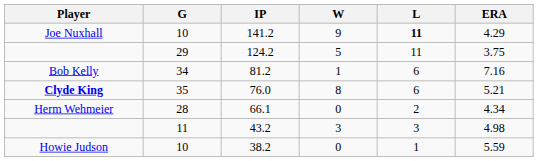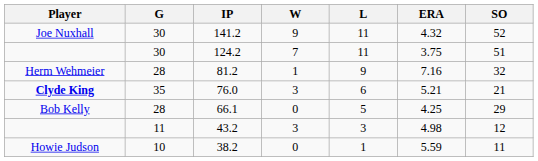+ column: (499, 14)
(182, 33) 10 -> (159, 33) 30
(416, 33) bold -> (363, 33) normal
(494, 33) 4.29 -> (431, 33) 4.32
(182, 52) 29 -> (159, 52) 30
(338, 52) 5 -> (295, 52) 7
(74, 71) Bob Kelly -> (65, 71) Herm Wehmeier
(182, 71) 34 -> (159, 71) 28
(416, 71) 6 -> (363, 71) 9
(338, 90) 8 -> (295, 90) 3
(74, 109) Herm Wehmeier -> (65, 109) Bob Kelly
(416, 109) 2 -> (363, 109) 5
(494, 109) 4.34 -> (431, 109) 4.25
